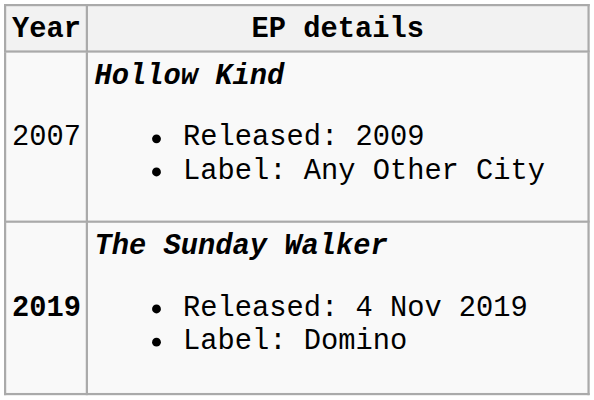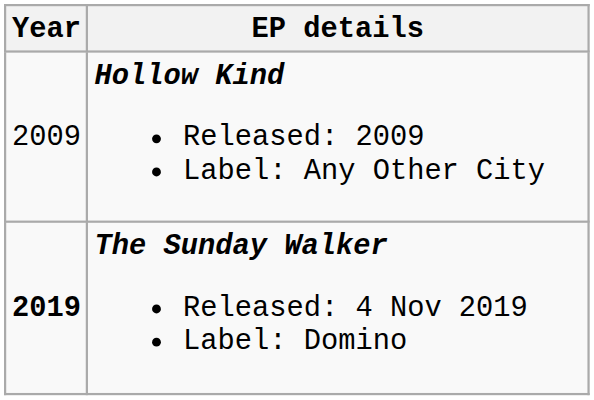(46, 137) 2007 -> (46, 137) 2009
